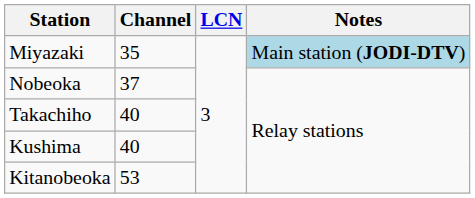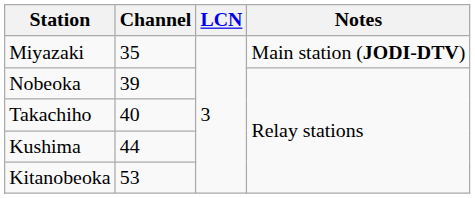(358, 51) lightblue background -> (358, 51) no background
(130, 83) 37 -> (130, 83) 39
(130, 146) 40 -> (130, 146) 44
